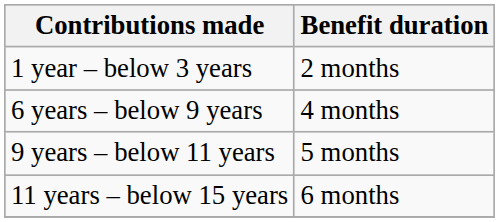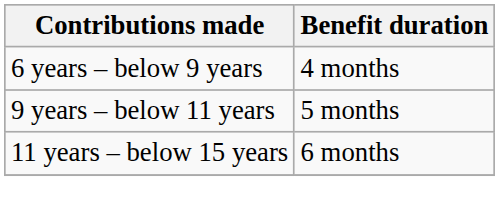- row: (132, 68)
